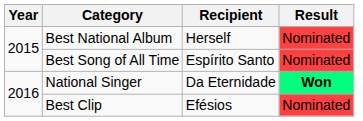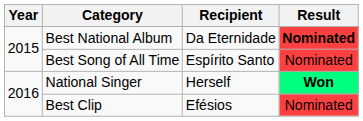(208, 37) Herself -> (231, 37) Da Eternidade
(316, 37) normal -> (319, 37) bold
(231, 82) Da Eternidade -> (208, 82) Herself
